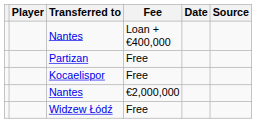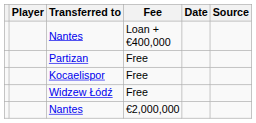rows swapped: (66, 93) <-> (81, 110)
